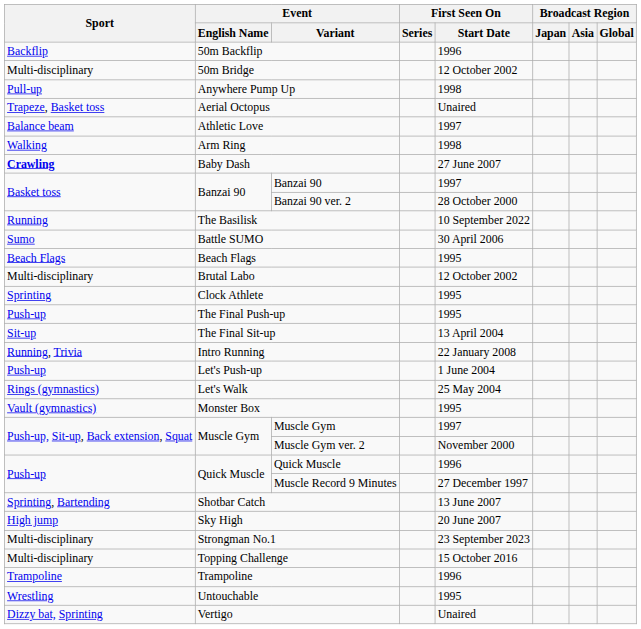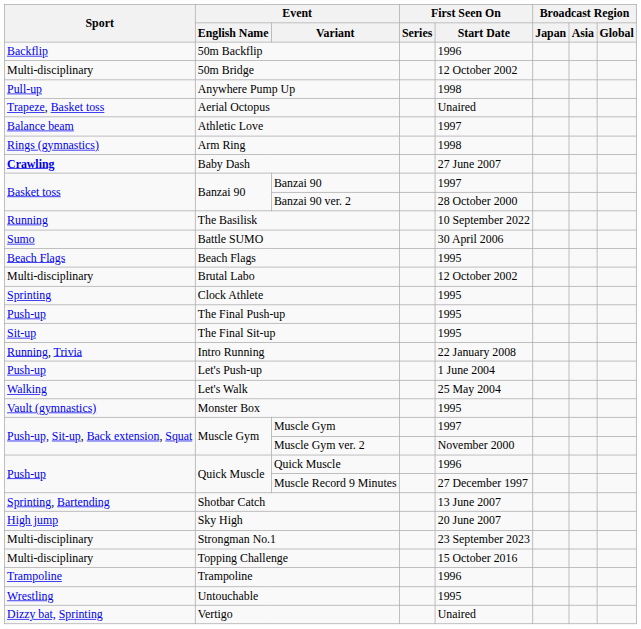(27, 145) Walking -> (53, 145) Rings (gymnastics)
(471, 333) 13 April 2004 -> (450, 333) 1995
(53, 389) Rings (gymnastics) -> (27, 389) Walking
